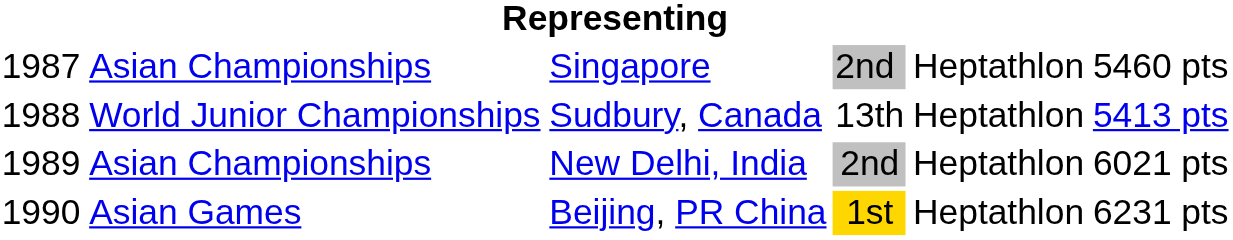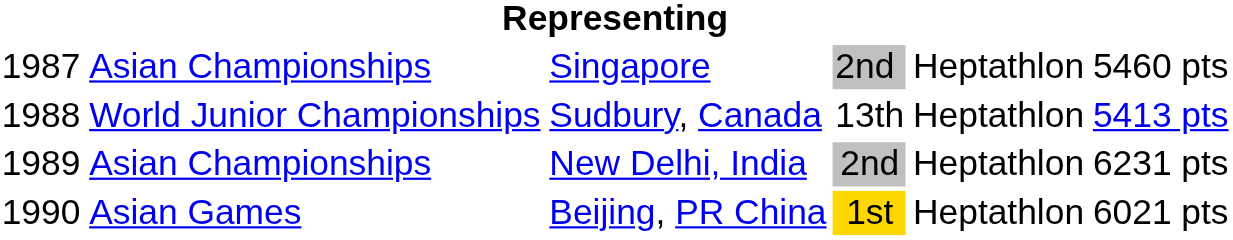(1161, 163) 6021 pts -> (1161, 163) 6231 pts
(1161, 212) 6231 pts -> (1161, 212) 6021 pts
